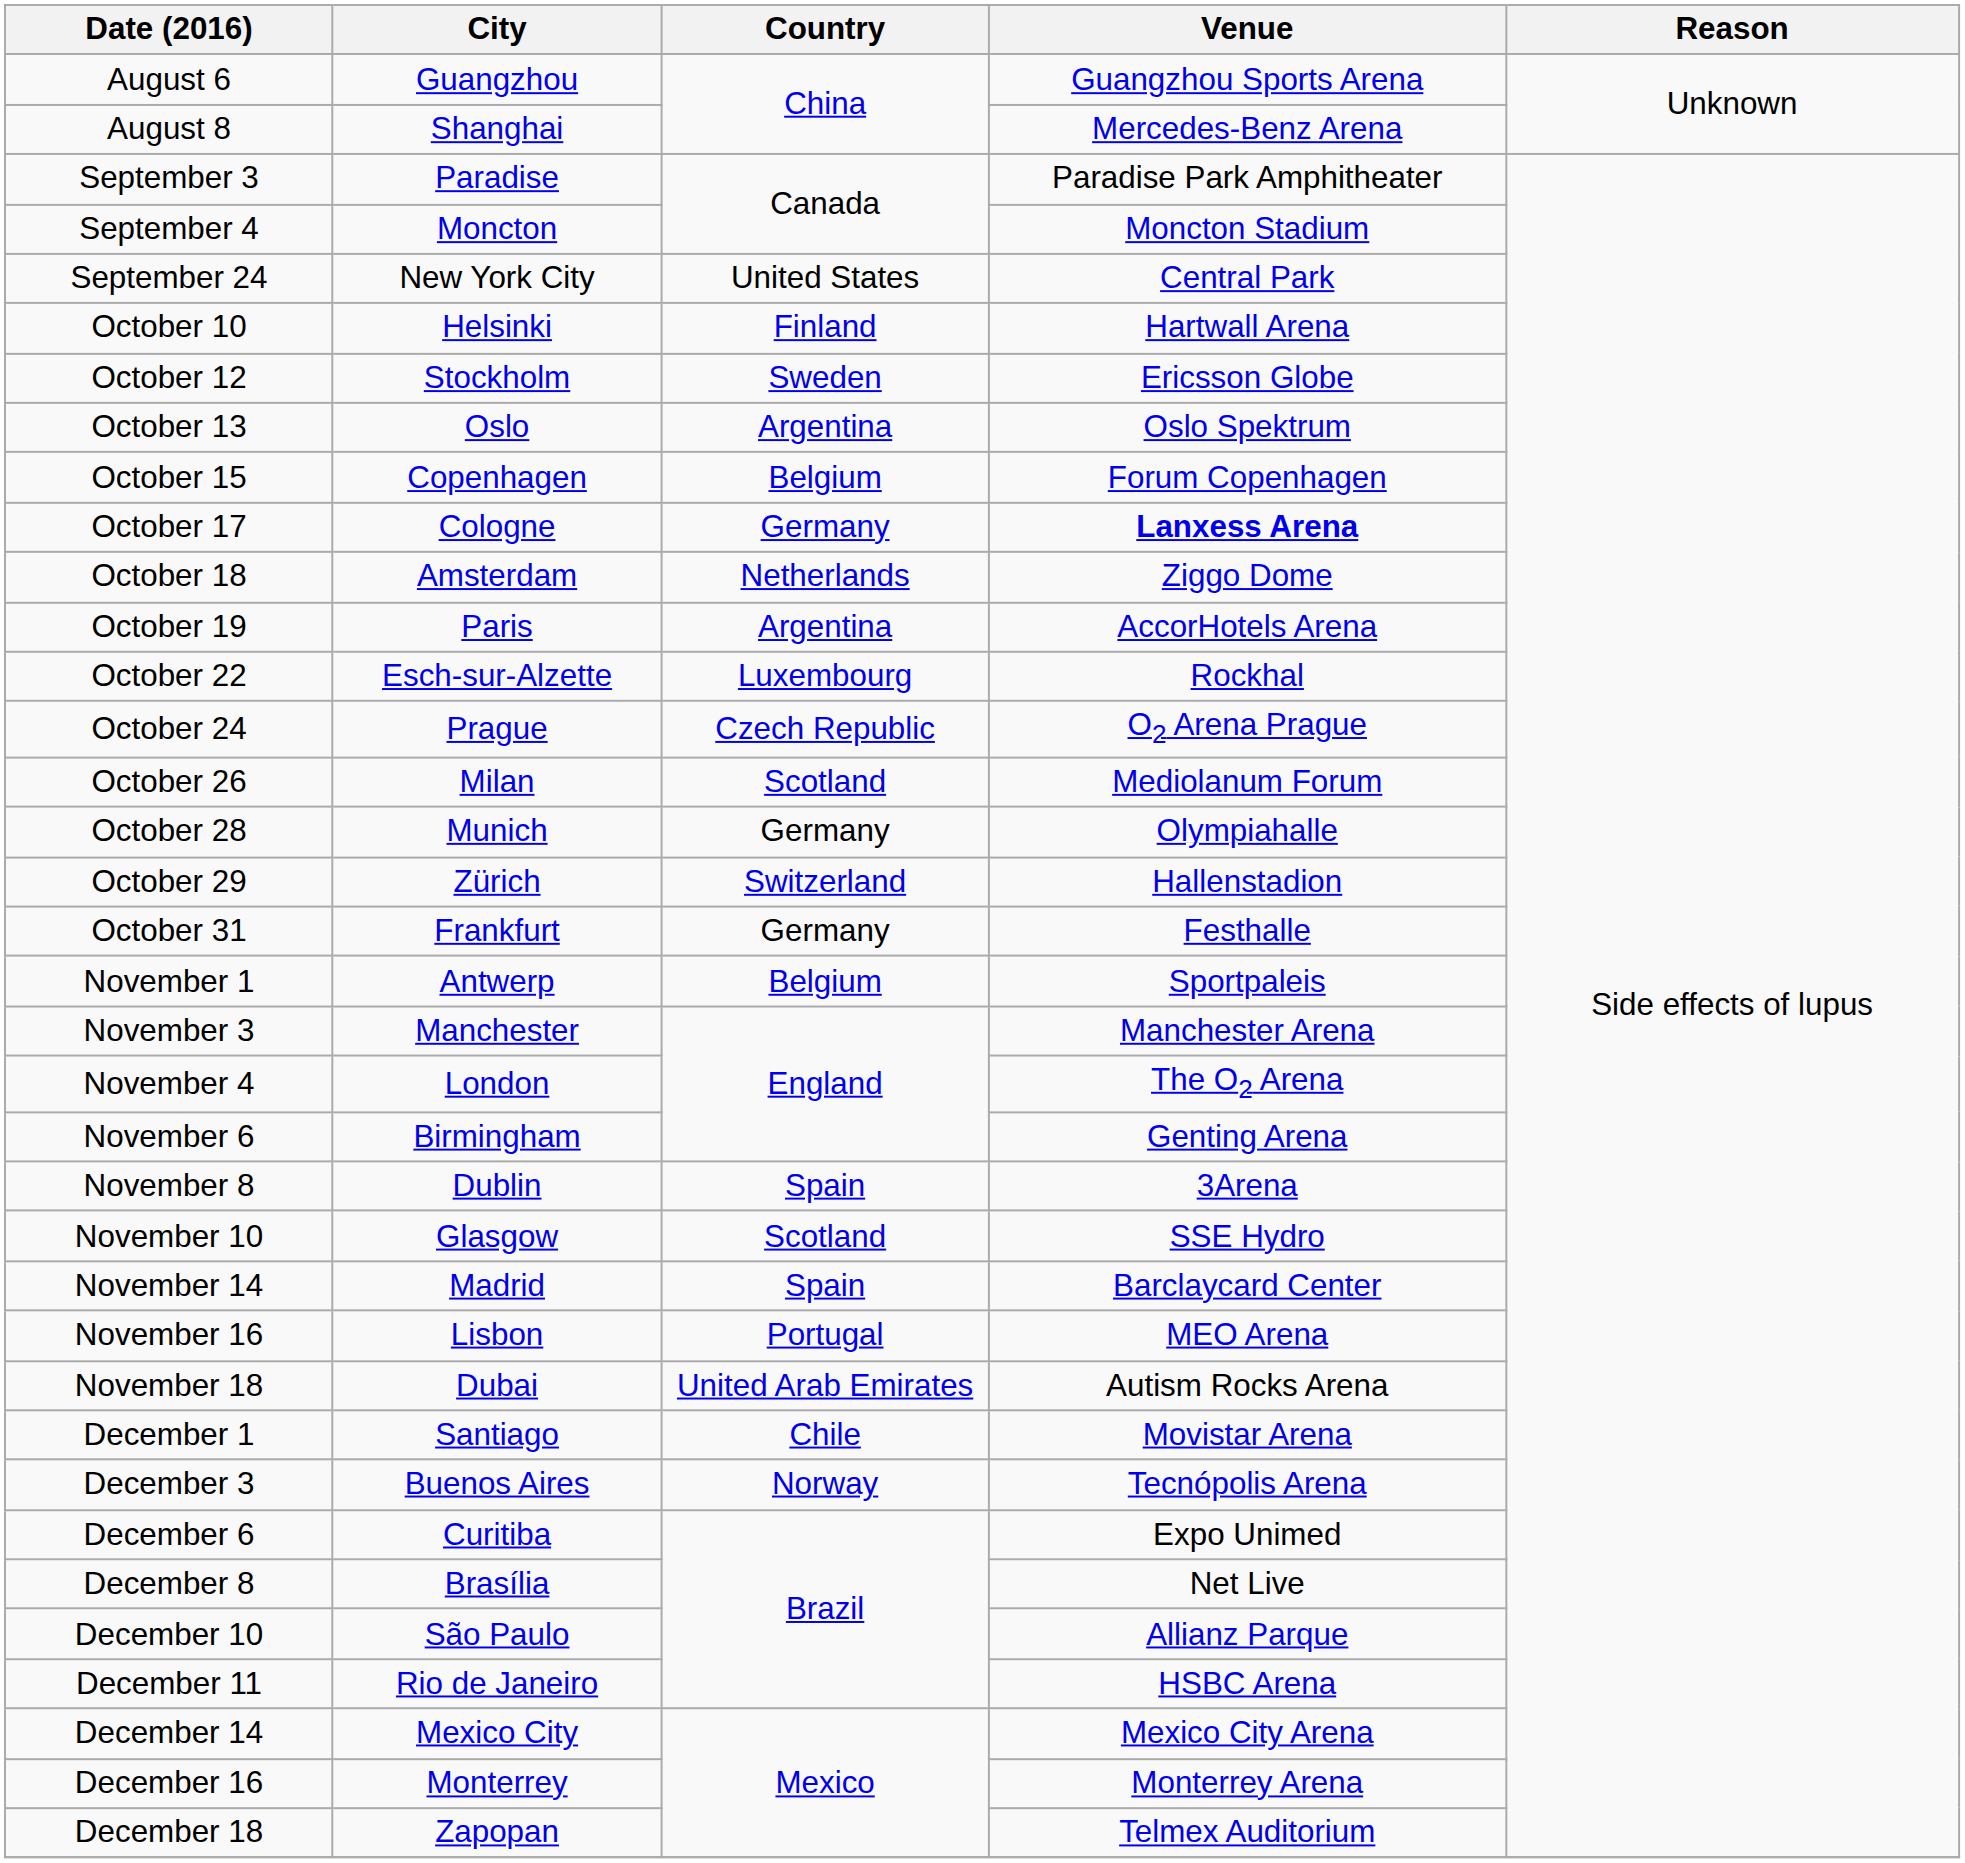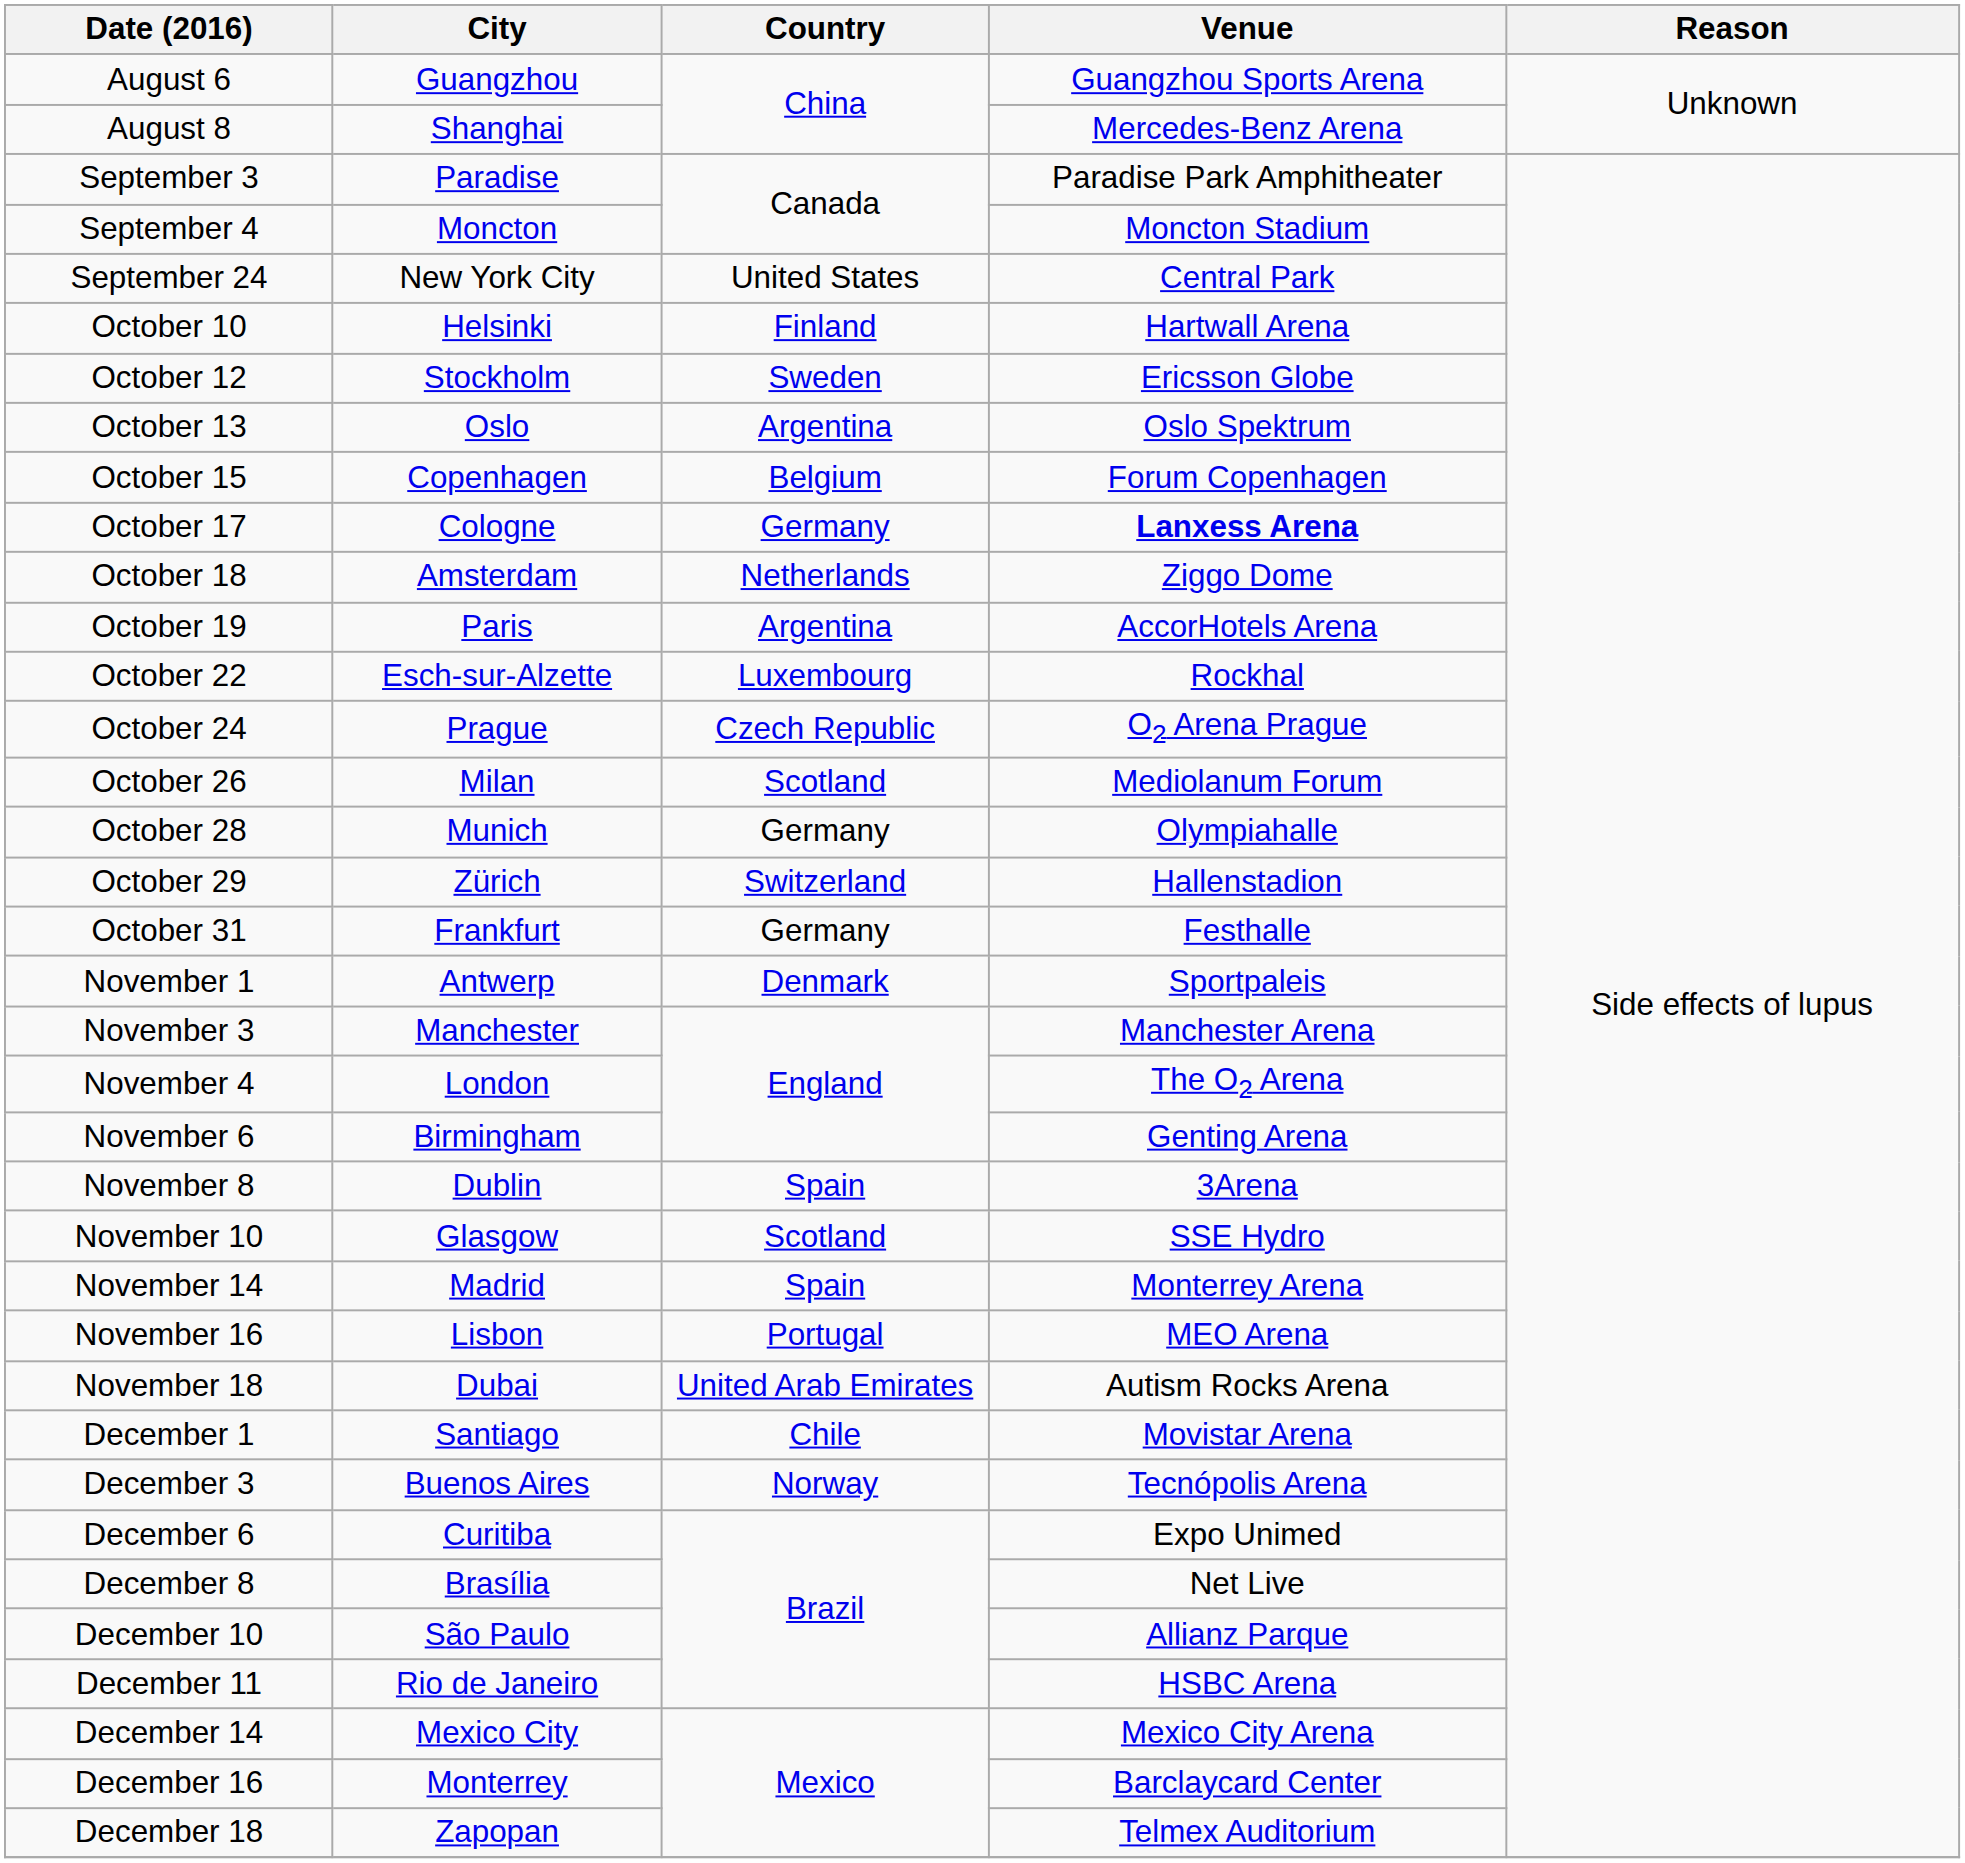(825, 980) Belgium -> (825, 980) Denmark
(1247, 1285) Barclaycard Center -> (1247, 1285) Monterrey Arena
(1247, 1782) Monterrey Arena -> (1247, 1782) Barclaycard Center
